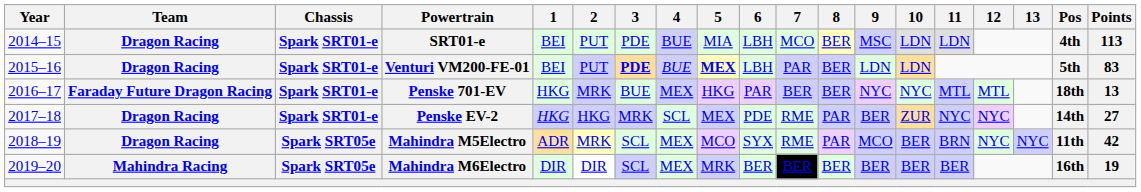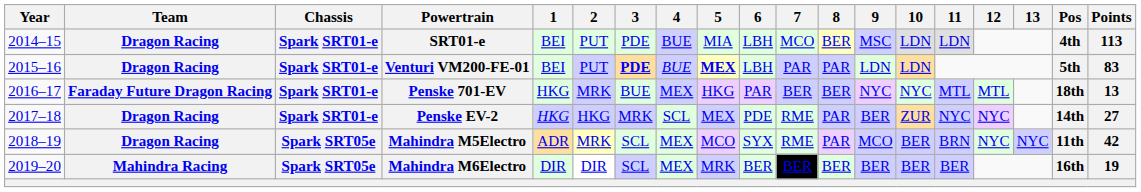(836, 66) BER -> (836, 66) PAR
